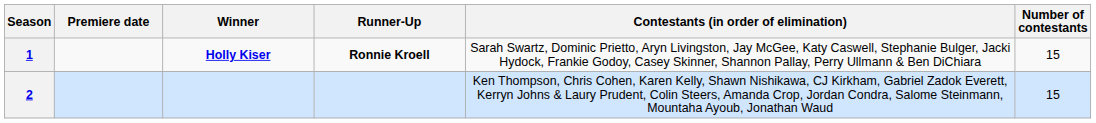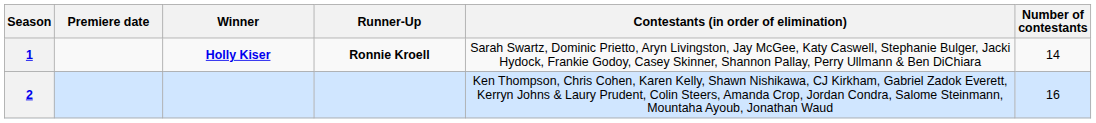(1053, 55) 15 -> (1053, 55) 14
(1053, 95) 15 -> (1053, 95) 16
